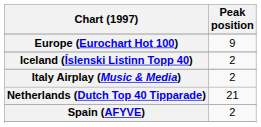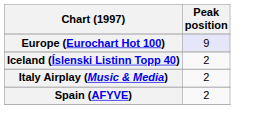(232, 43) no background -> (206, 43) lavender background
- row: (106, 95)
